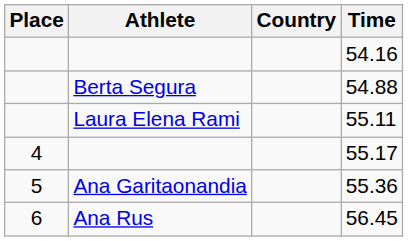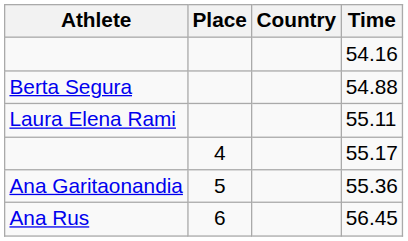columns swapped: (37, 20) <-> (160, 20)
